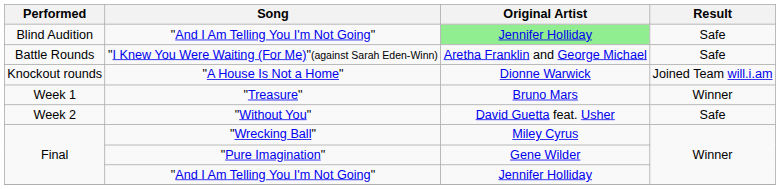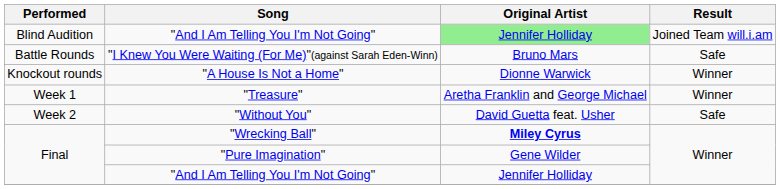(713, 34) Safe -> (713, 34) Joined Team will.i.am
(545, 54) Aretha Franklin and George Michael -> (545, 54) Bruno Mars
(713, 74) Joined Team will.i.am -> (713, 74) Winner
(545, 94) Bruno Mars -> (545, 94) Aretha Franklin and George Michael
(545, 134) normal -> (545, 134) bold
